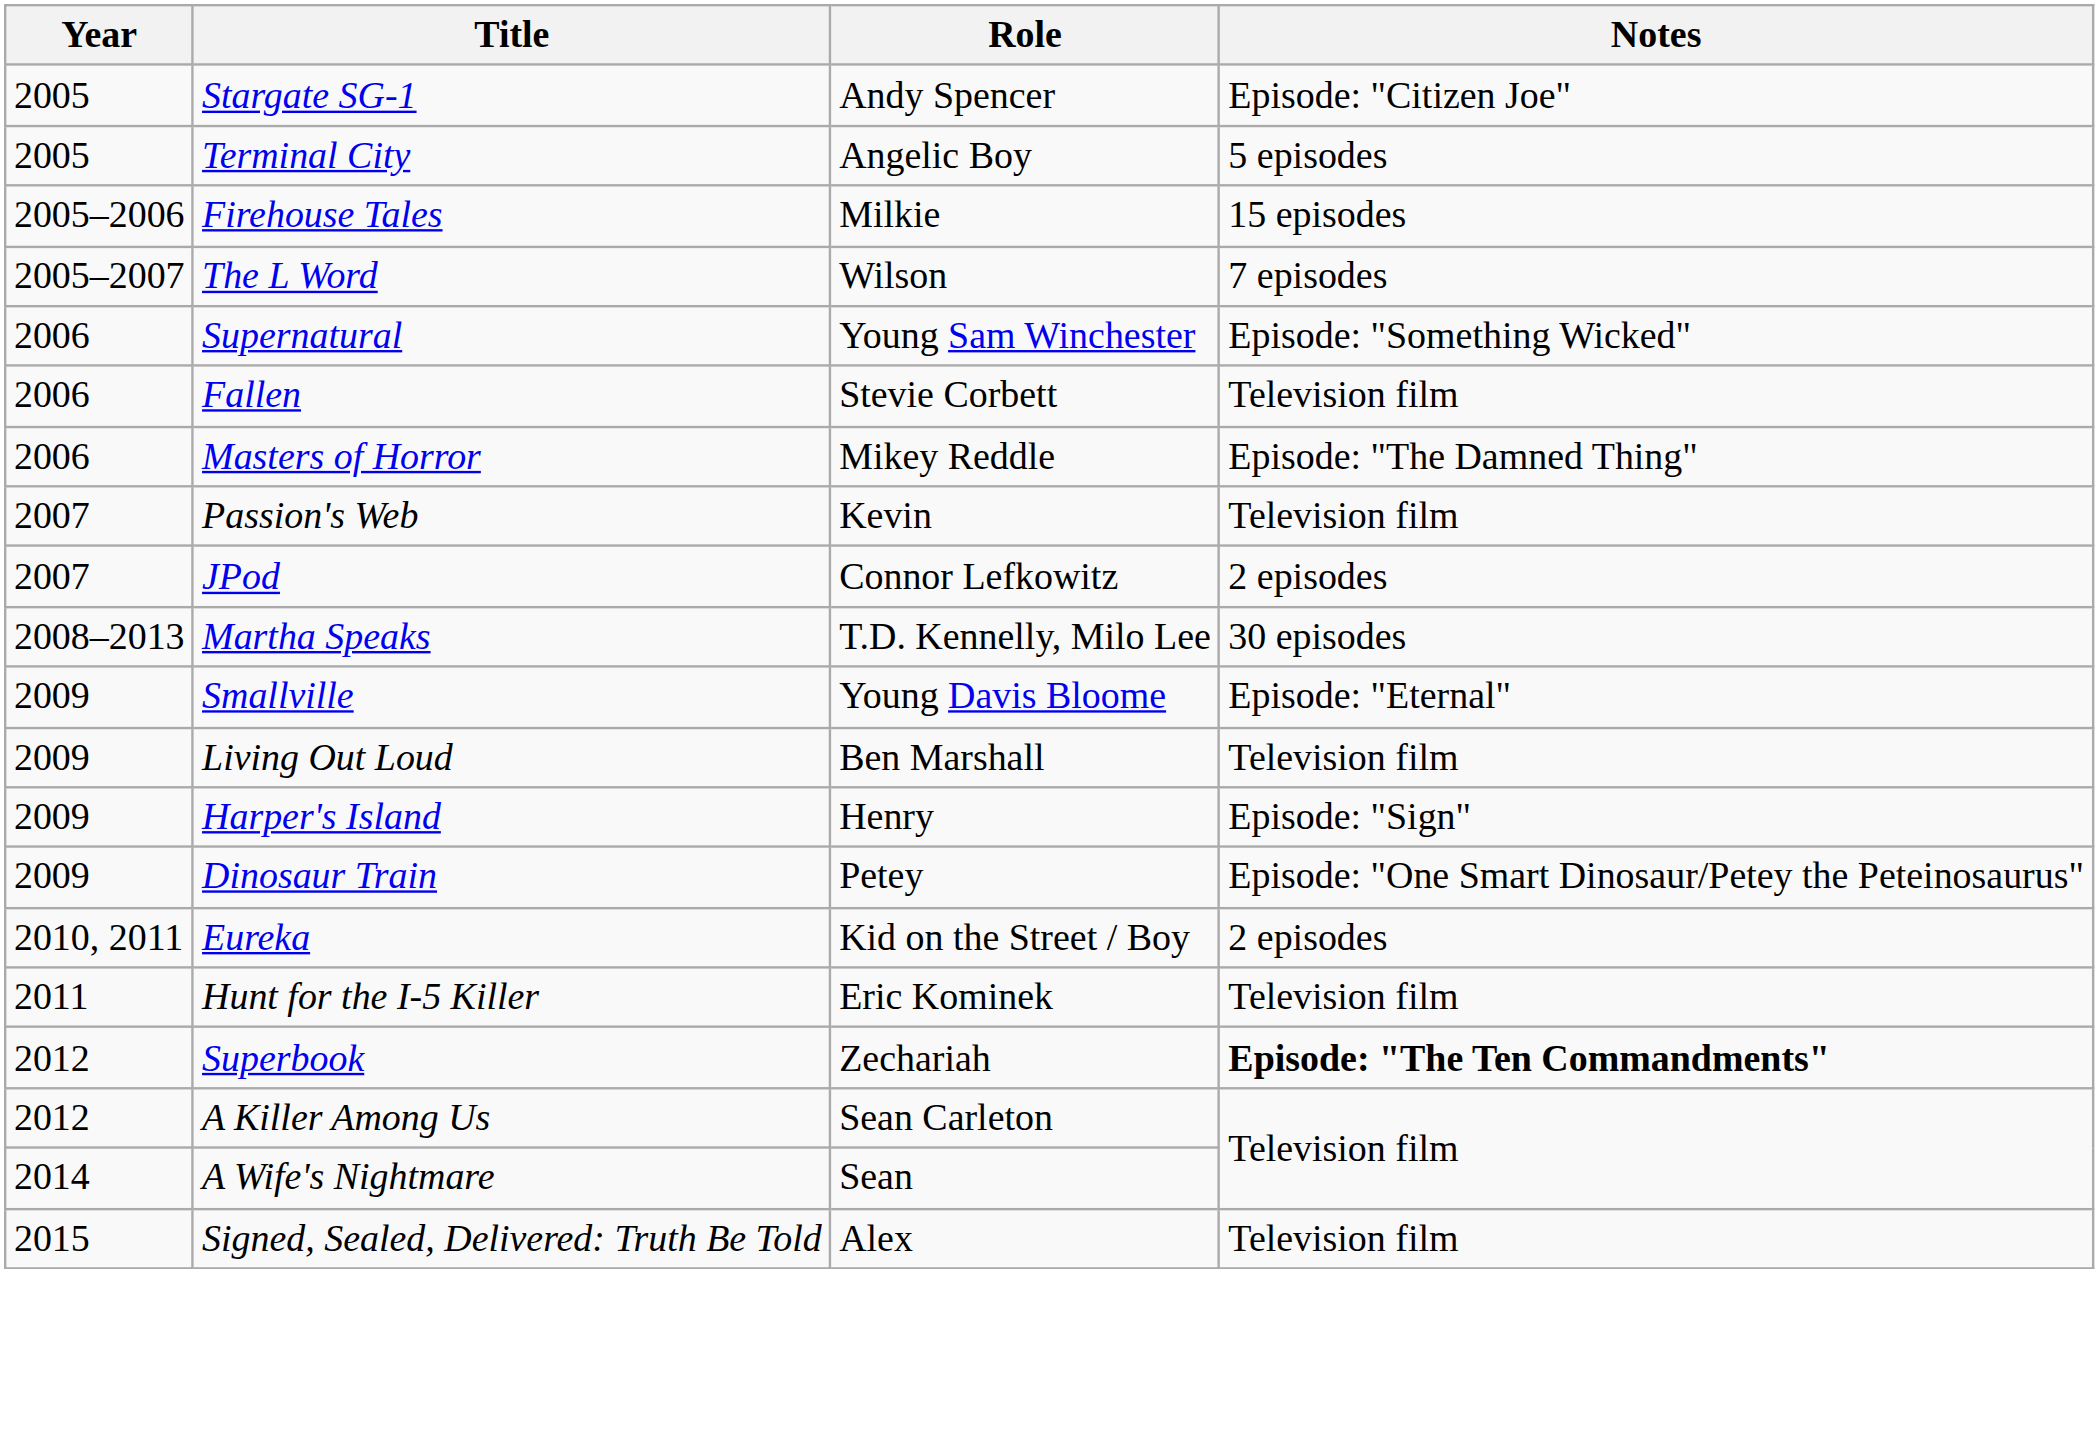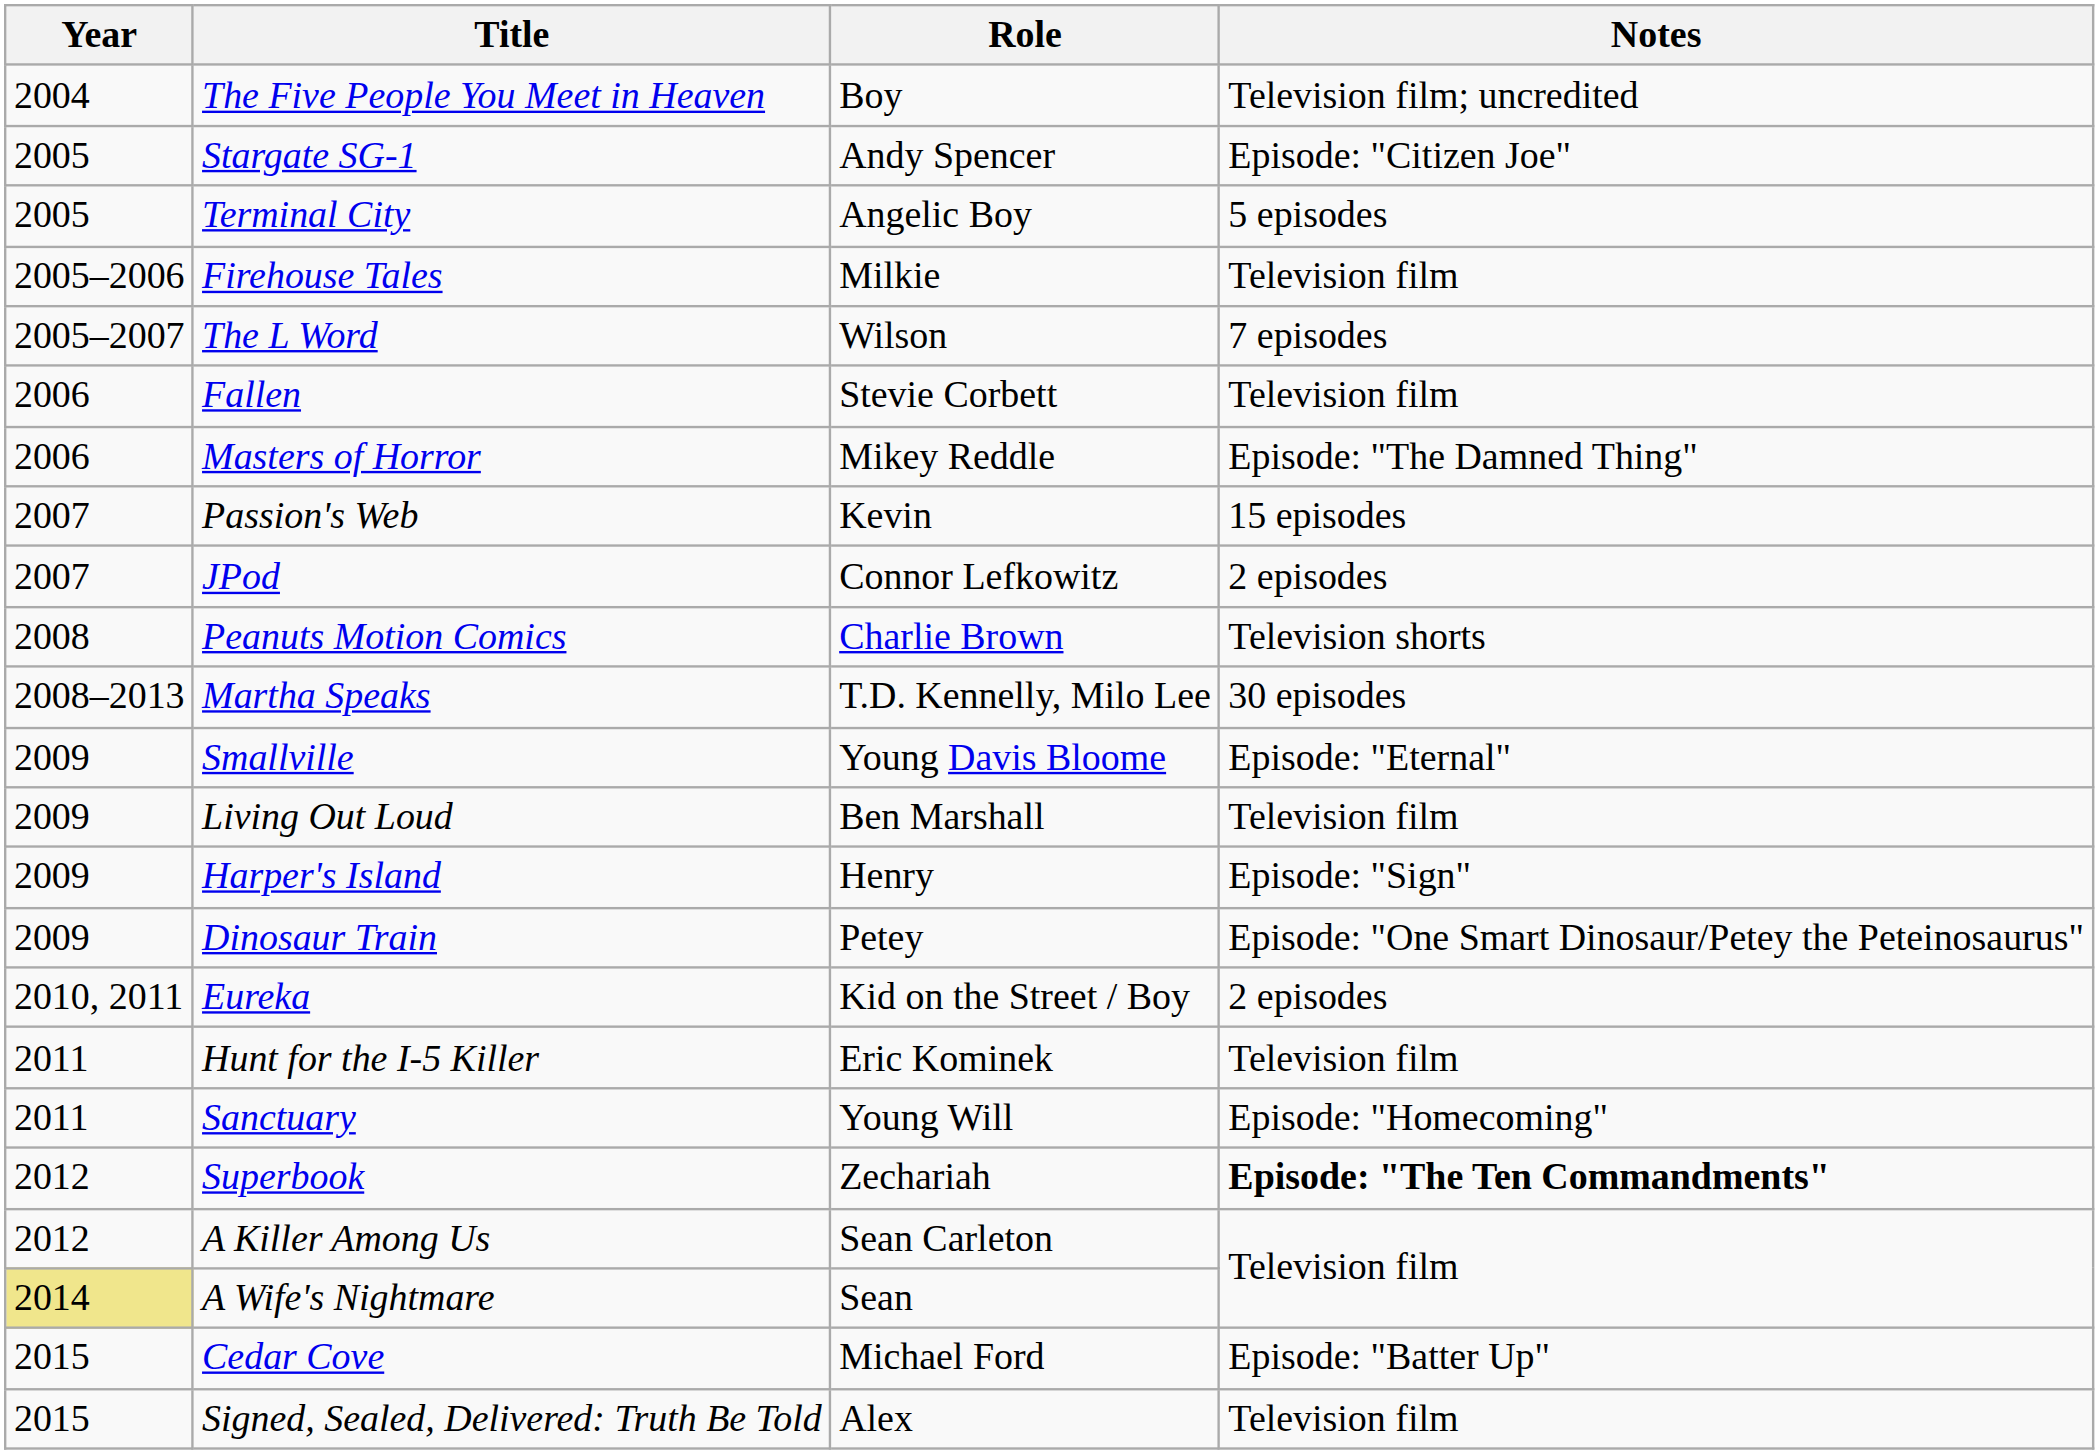+ row: (484, 94)
(1317, 214) 15 episodes -> (1343, 275) Television film
- row: (302, 335)
(1343, 515) Television film -> (1317, 515) 15 episodes
+ row: (384, 635)
+ row: (279, 1117)
(52, 1177) no background -> (52, 1297) khaki background
+ row: (293, 1357)
